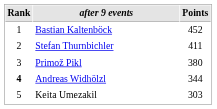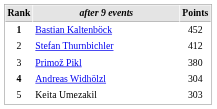(19, 30) normal -> (19, 30) bold
(195, 46) 411 -> (195, 46) 412
(195, 79) 344 -> (195, 79) 304
